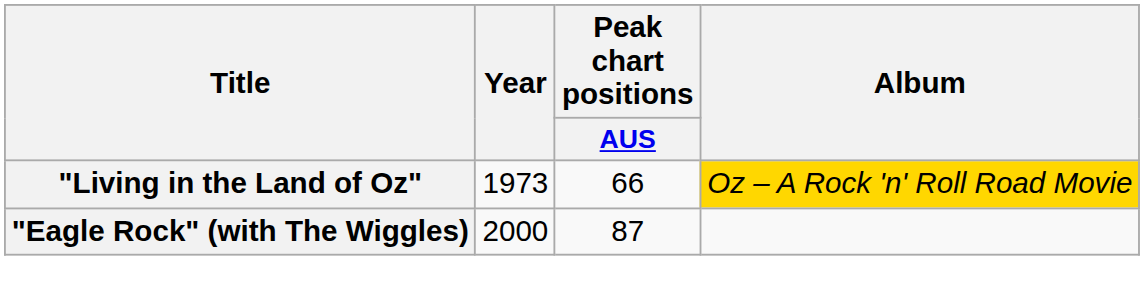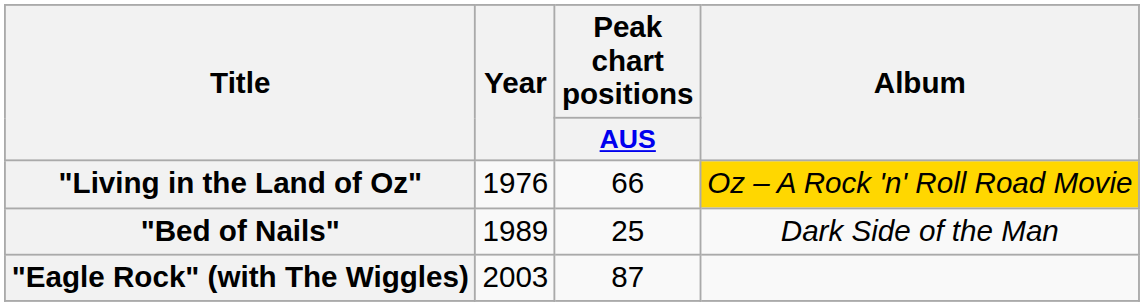(515, 183) 1973 -> (515, 183) 1976
+ row: (240, 230)
(515, 230) 2000 -> (515, 277) 2003
